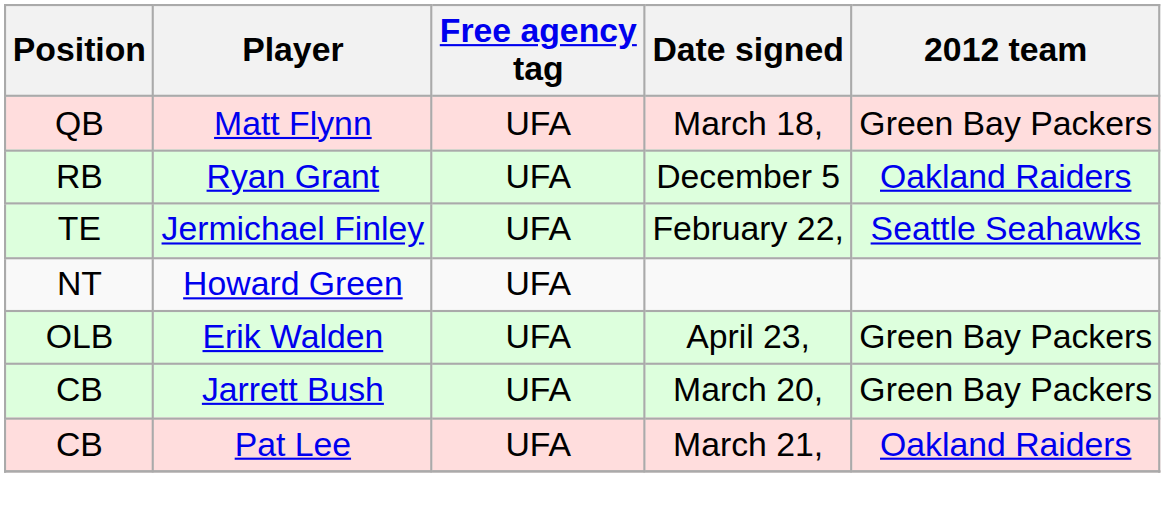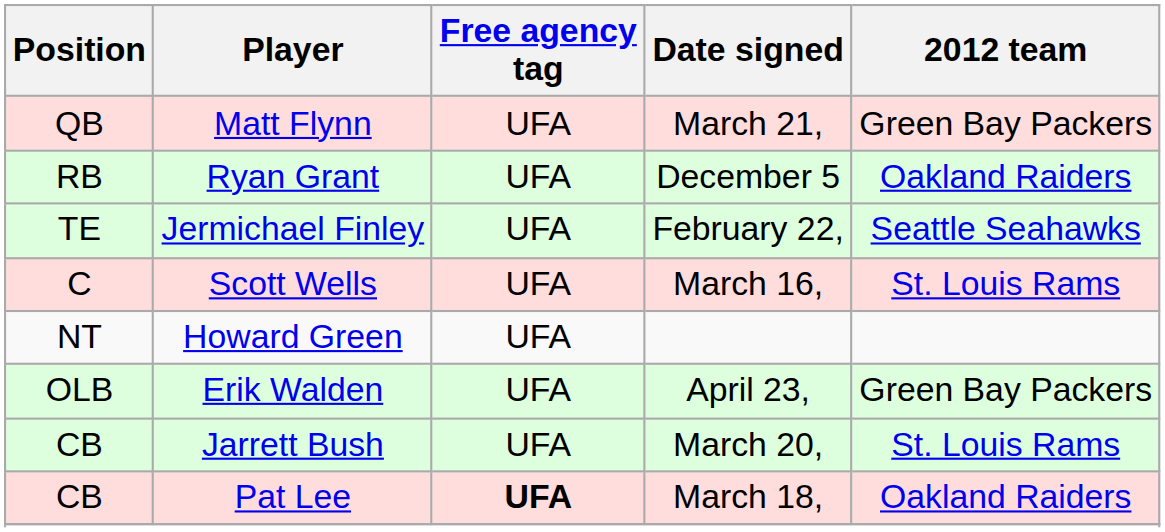(748, 122) March 18, -> (748, 122) March 21,
+ row: (293, 283)
(1006, 390) Green Bay Packers -> (1006, 444) St. Louis Rams
(538, 444) normal -> (538, 497) bold
(748, 444) March 21, -> (748, 497) March 18,
